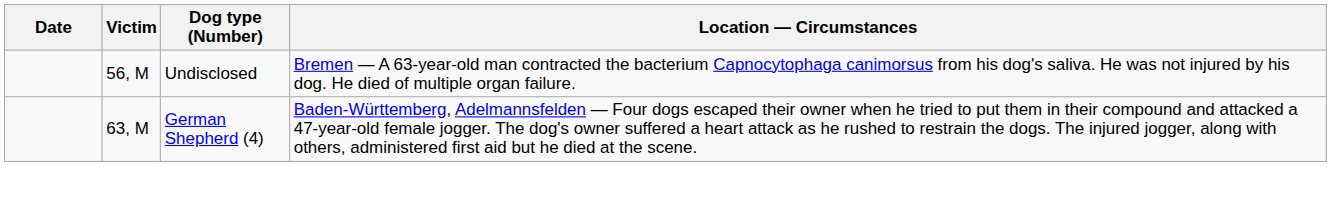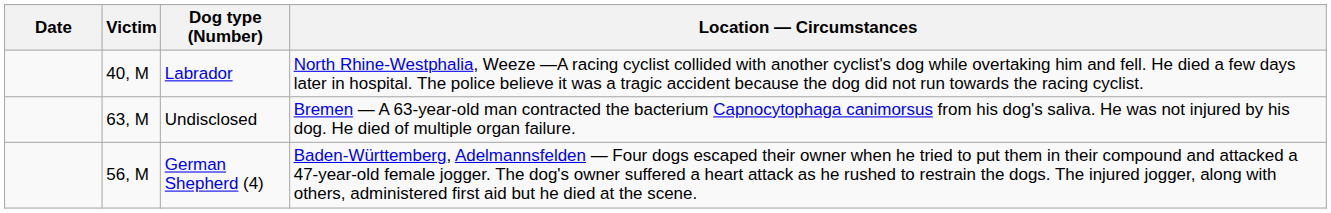+ row: (199, 73)
(128, 73) 56, M -> (128, 119) 63, M
(128, 128) 63, M -> (128, 174) 56, M
